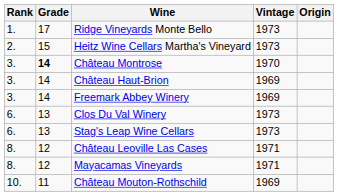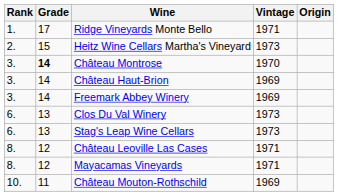(268, 30) 1973 -> (268, 30) 1971
